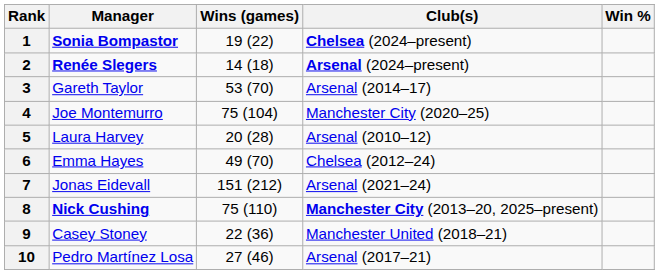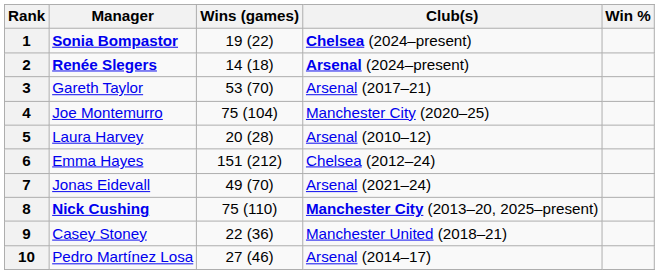(368, 88) Arsenal (2014–17) -> (368, 88) Arsenal (2017–21)
(250, 161) 49 (70) -> (250, 161) 151 (212)
(250, 185) 151 (212) -> (250, 185) 49 (70)
(368, 257) Arsenal (2017–21) -> (368, 257) Arsenal (2014–17)
